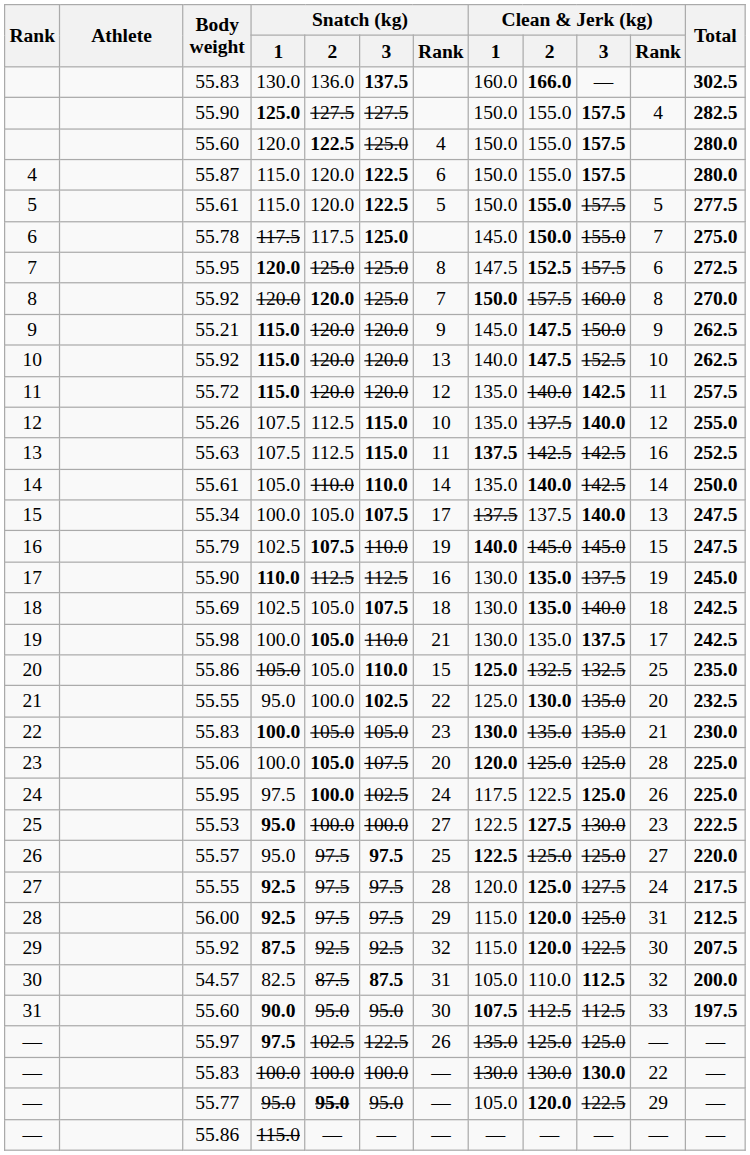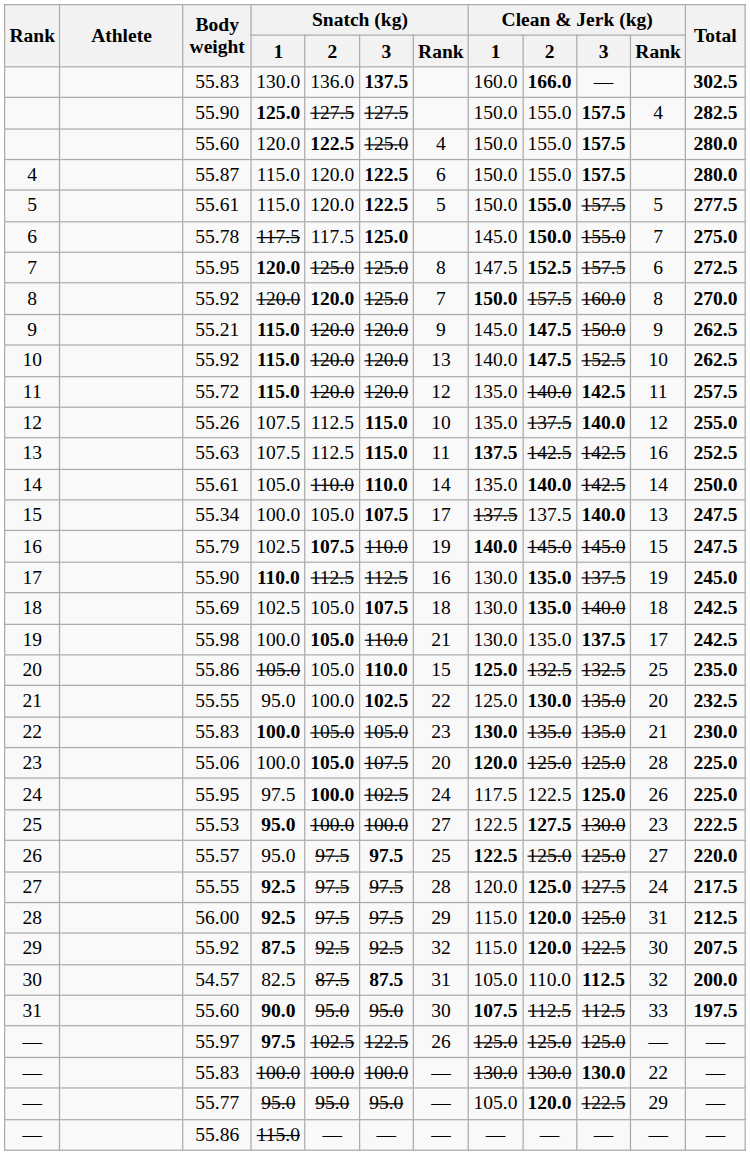(496, 1041) 135.0 -> (496, 1041) 125.0
(332, 1103) bold -> (332, 1103) normal
